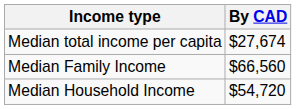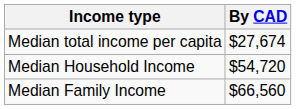rows swapped: (101, 91) <-> (87, 66)
